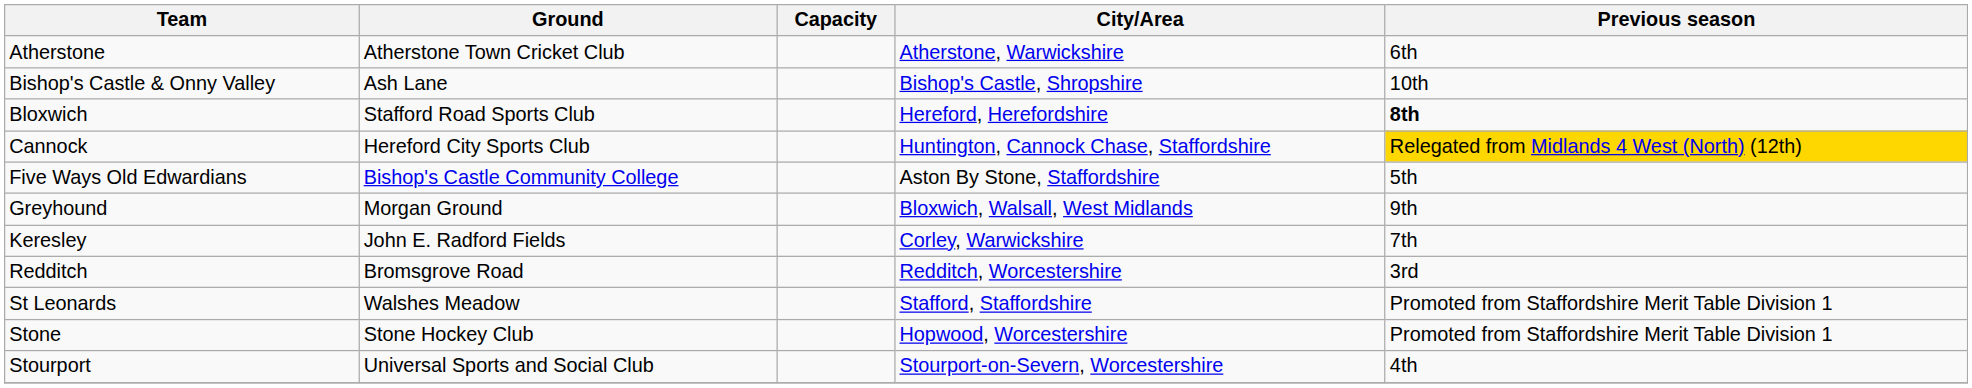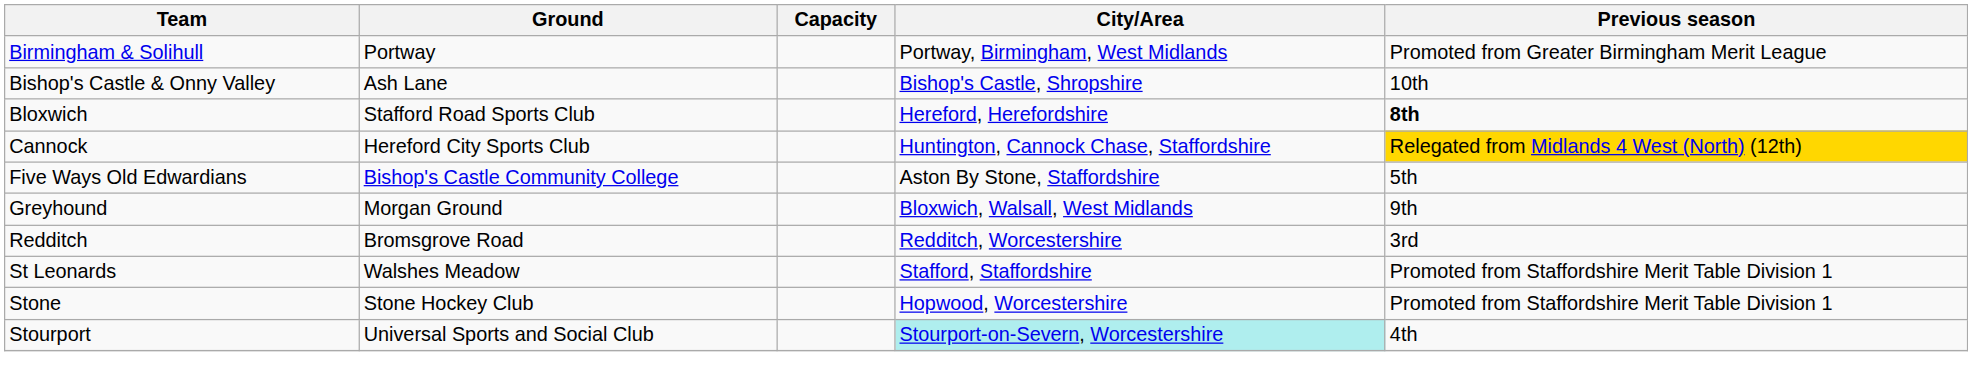- row: (57, 51)
+ row: (106, 51)
- row: (48, 240)
(1061, 366) no background -> (1061, 334) paleturquoise background
